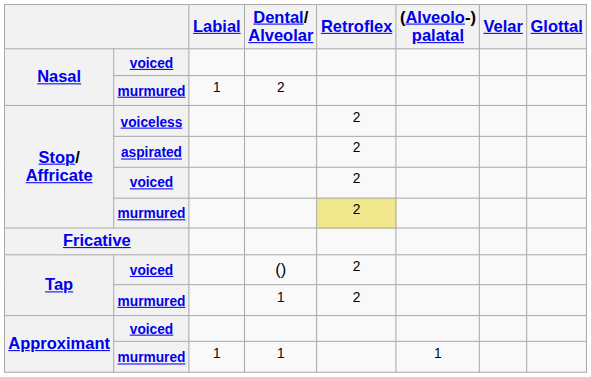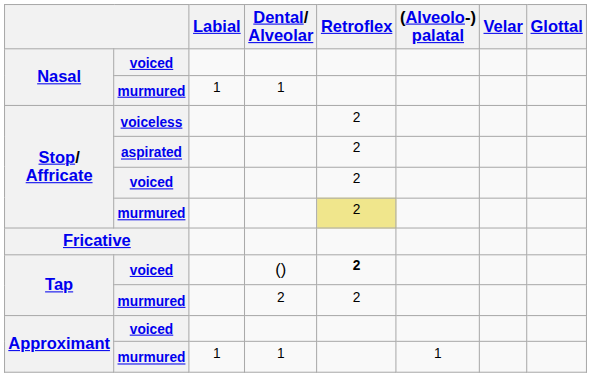(281, 87) 2 -> (281, 87) 1
(357, 266) normal -> (357, 269) bold
(281, 297) 1 -> (281, 297) 2
